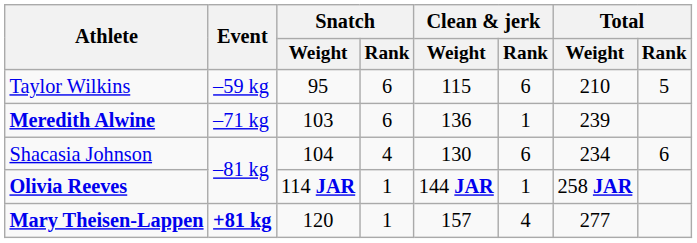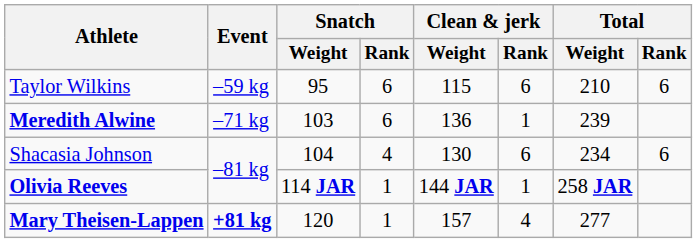(664, 86) 5 -> (664, 86) 6
